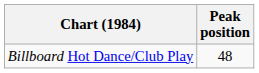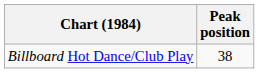(225, 56) 48 -> (225, 56) 38
